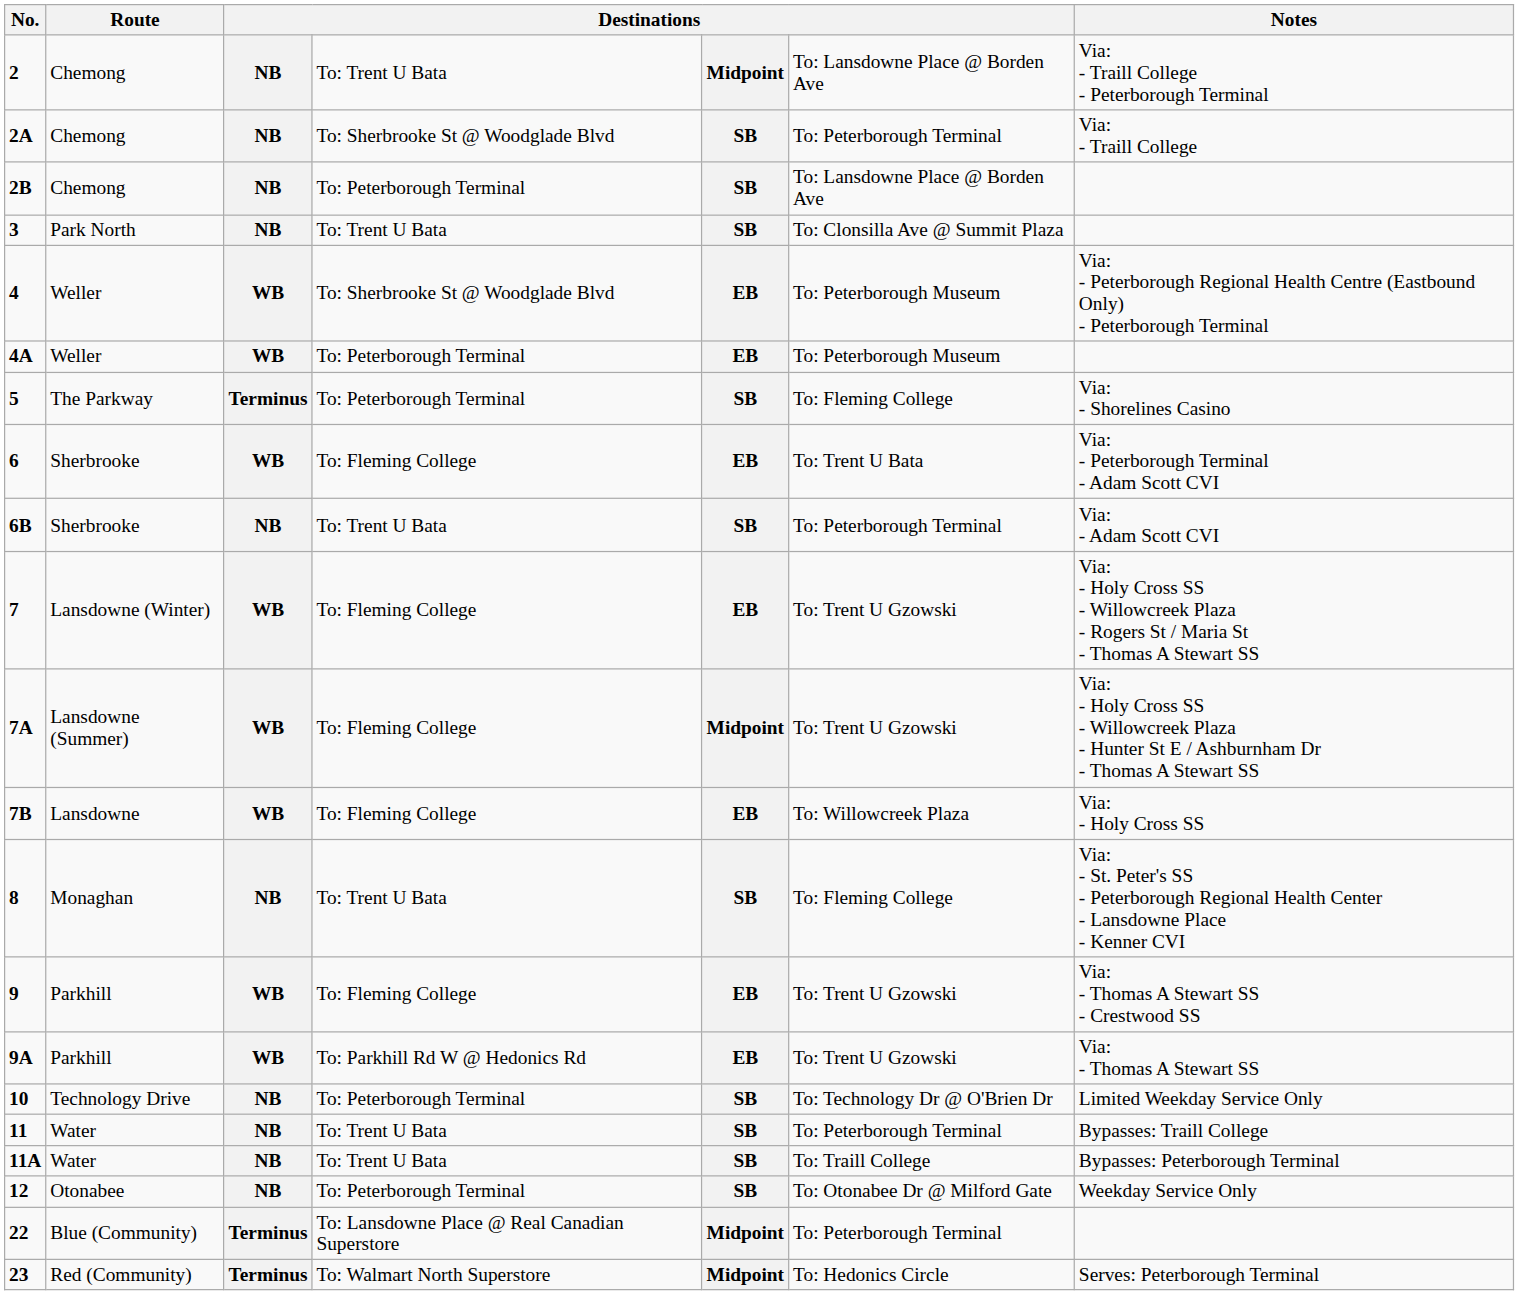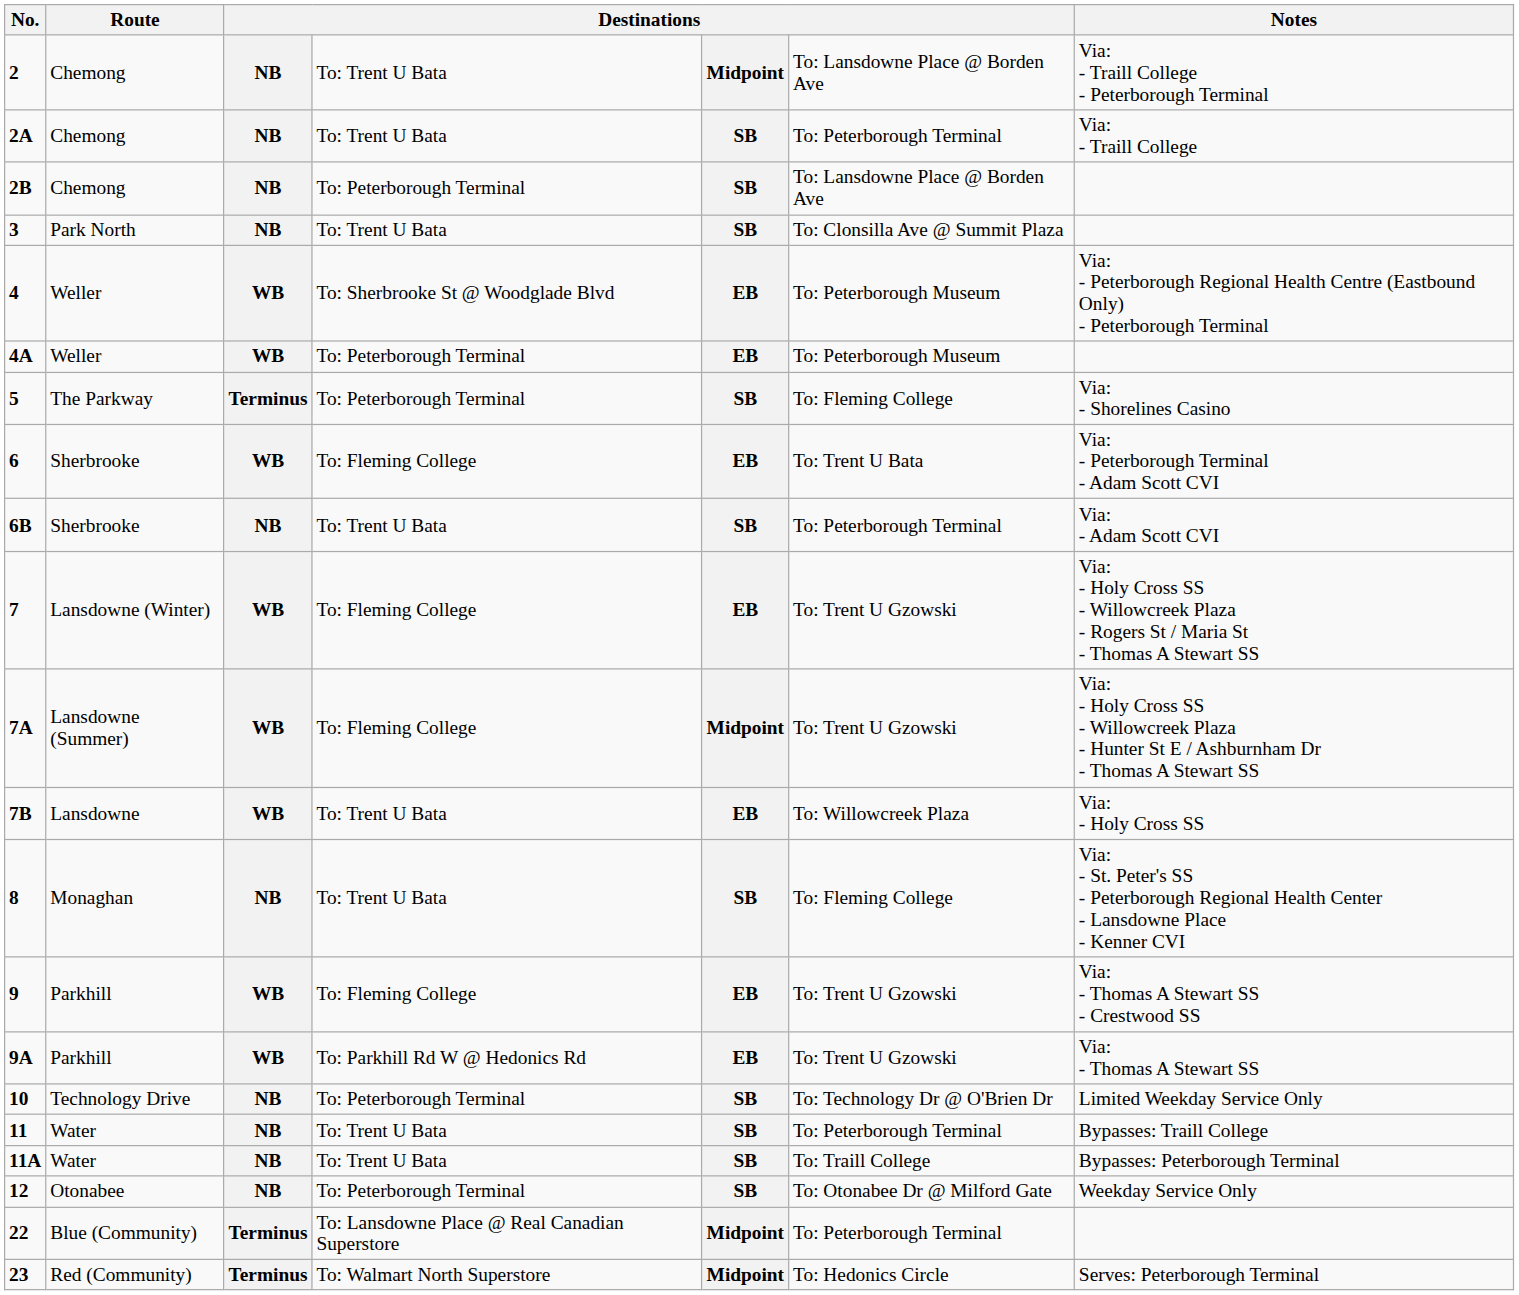(465, 135) To: Sherbrooke St @ Woodglade Blvd -> (382, 135) To: Trent U Bata
(396, 813) To: Fleming College -> (382, 813) To: Trent U Bata
